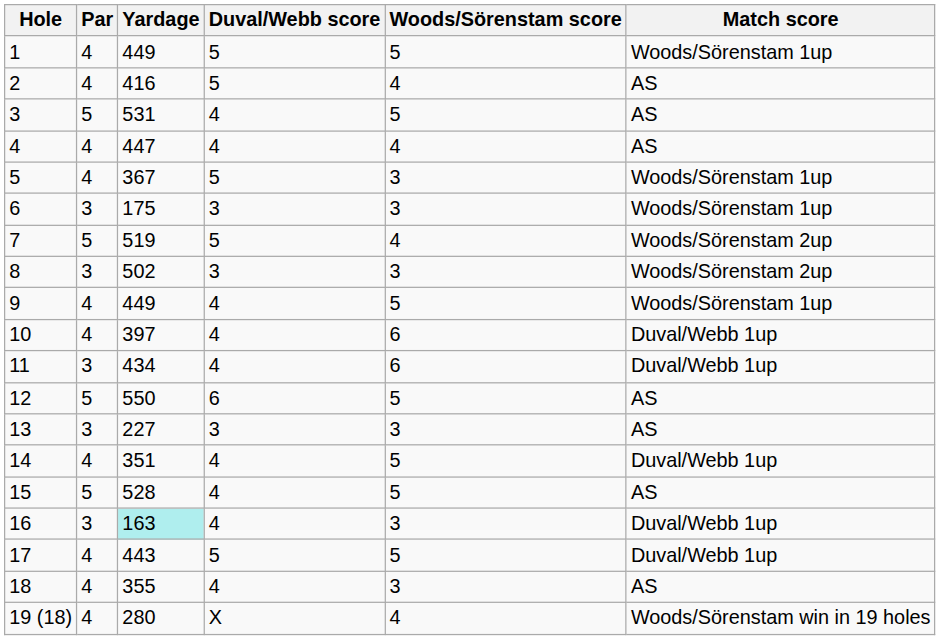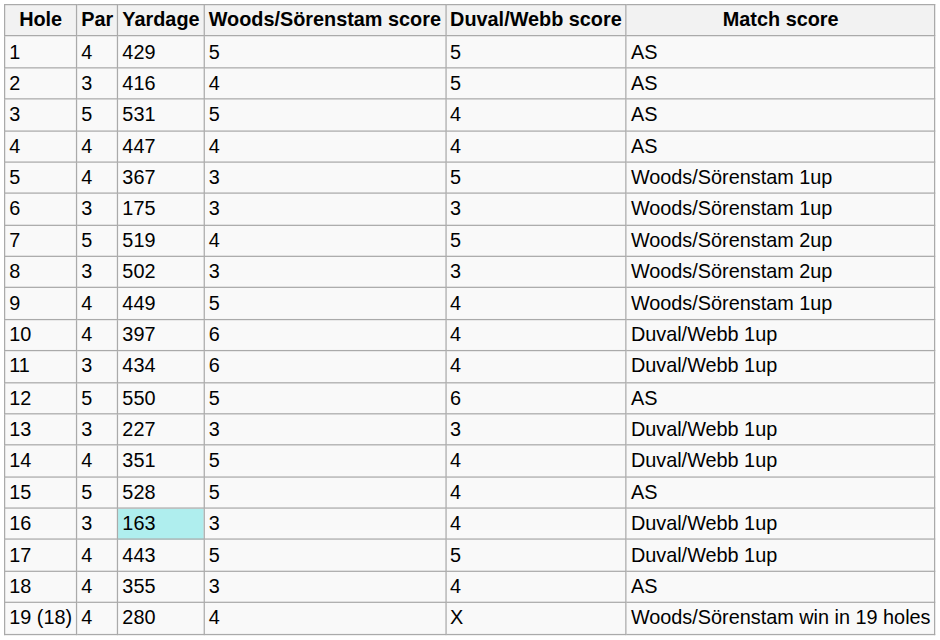columns swapped: (506, 20) <-> (295, 20)
(139, 51) 449 -> (139, 51) 429
(732, 51) Woods/Sörenstam 1up -> (644, 51) AS
(87, 83) 4 -> (87, 83) 3
(644, 429) AS -> (704, 429) Duval/Webb 1up
